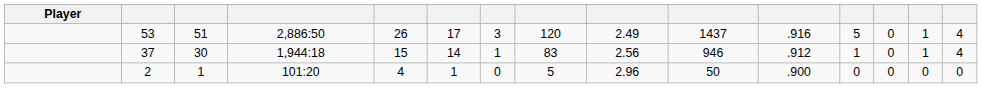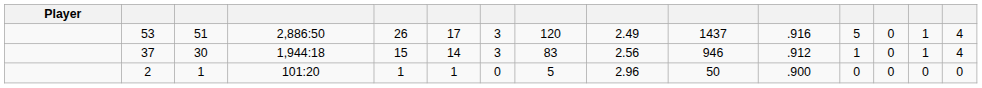(498, 53) 1 -> (498, 53) 3
(401, 72) 4 -> (401, 72) 1
